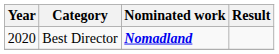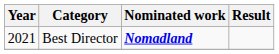(22, 37) 2020 -> (22, 37) 2021
